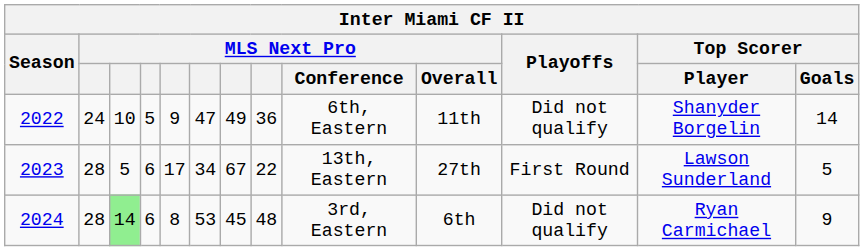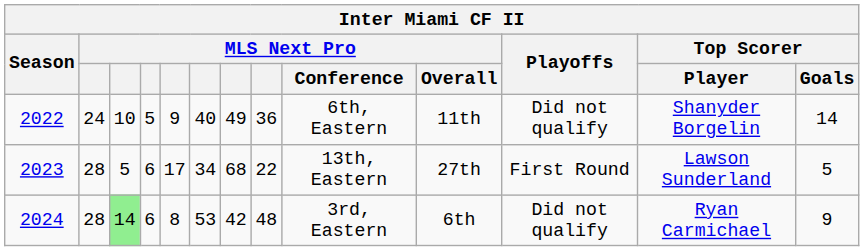(205, 119) 47 -> (205, 119) 40
(236, 170) 67 -> (236, 170) 68
(236, 220) 45 -> (236, 220) 42
